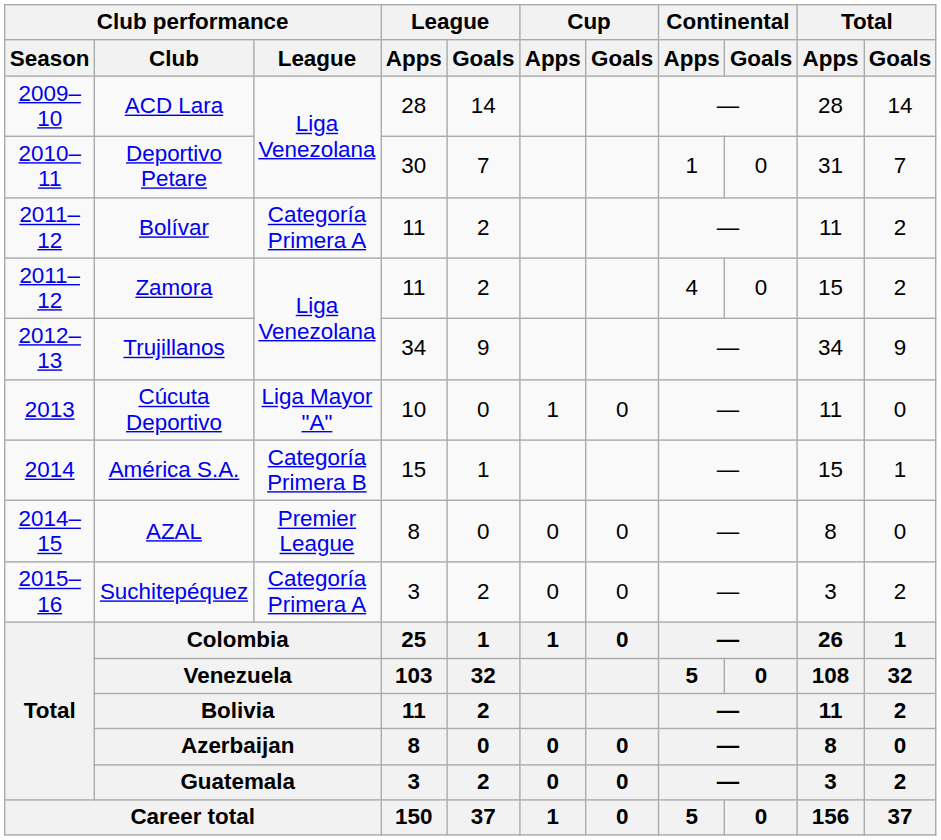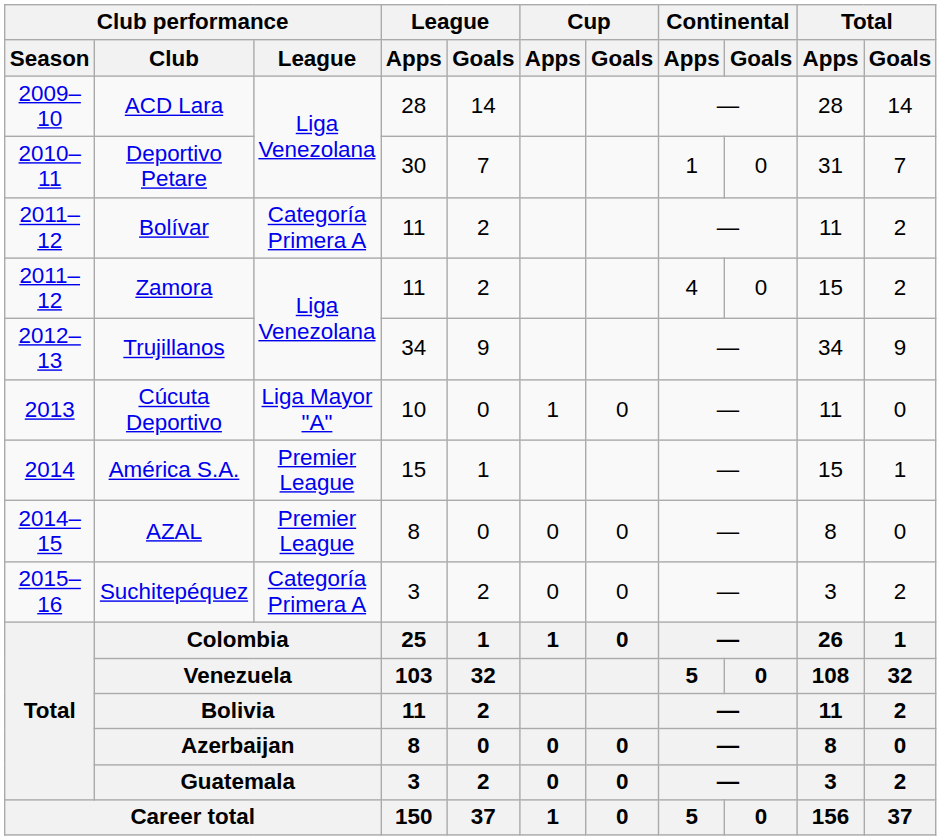(317, 470) Categoría Primera B -> (317, 470) Premier League
